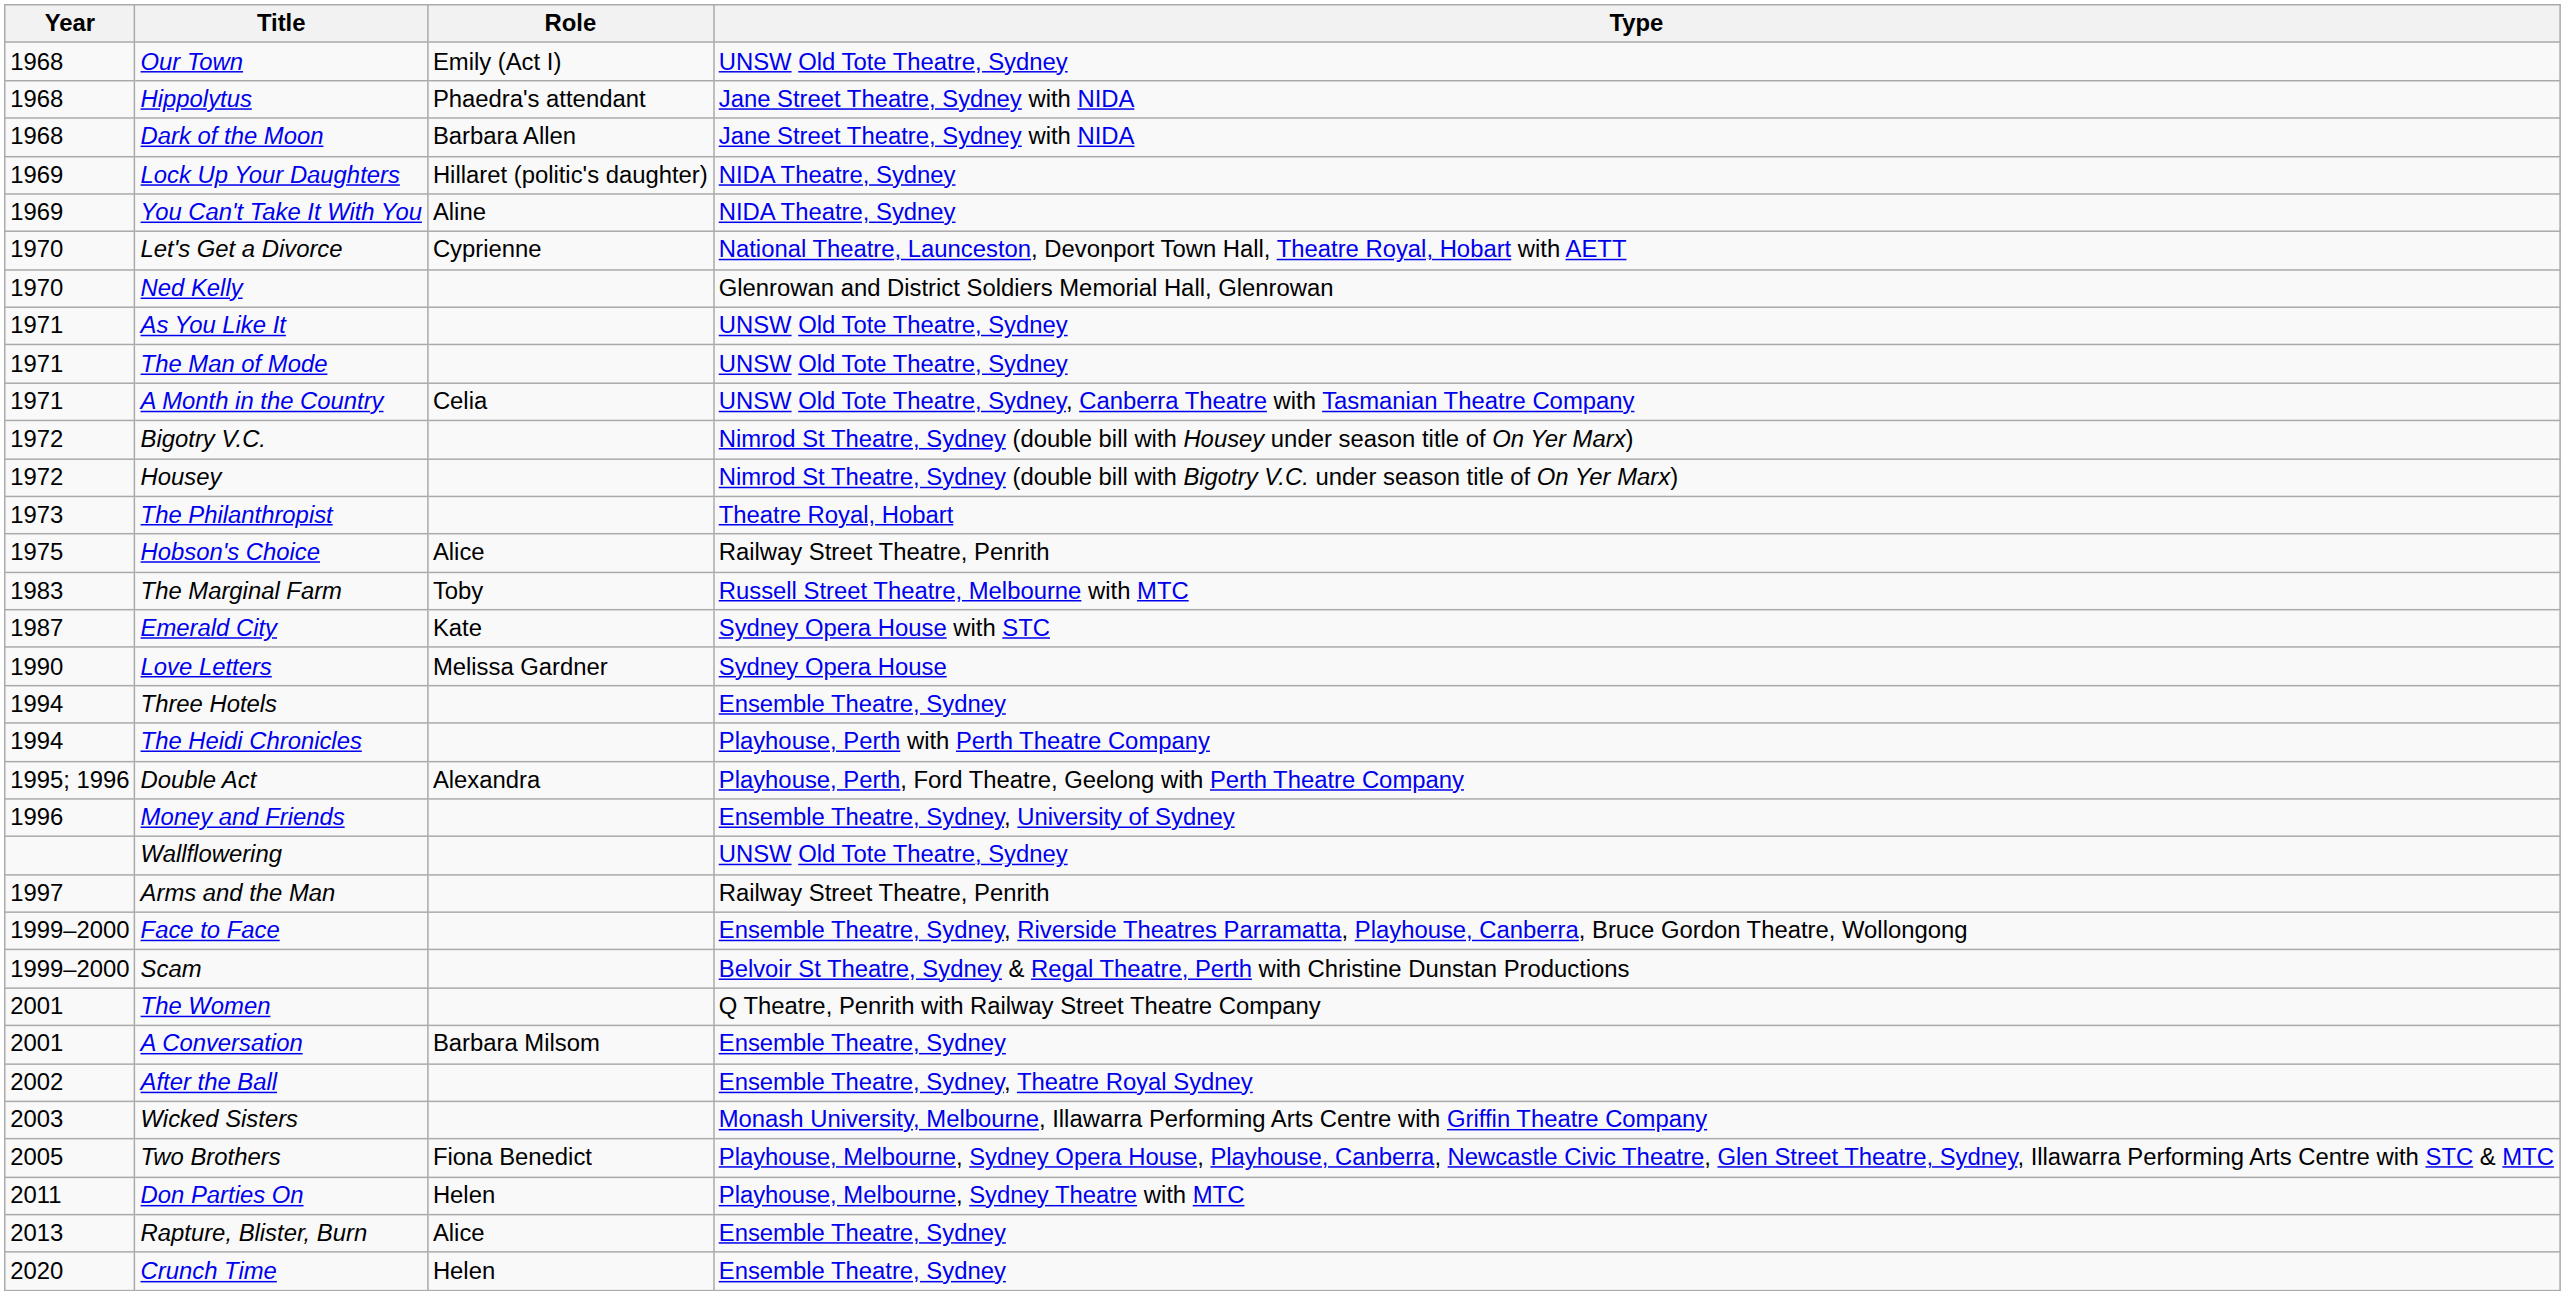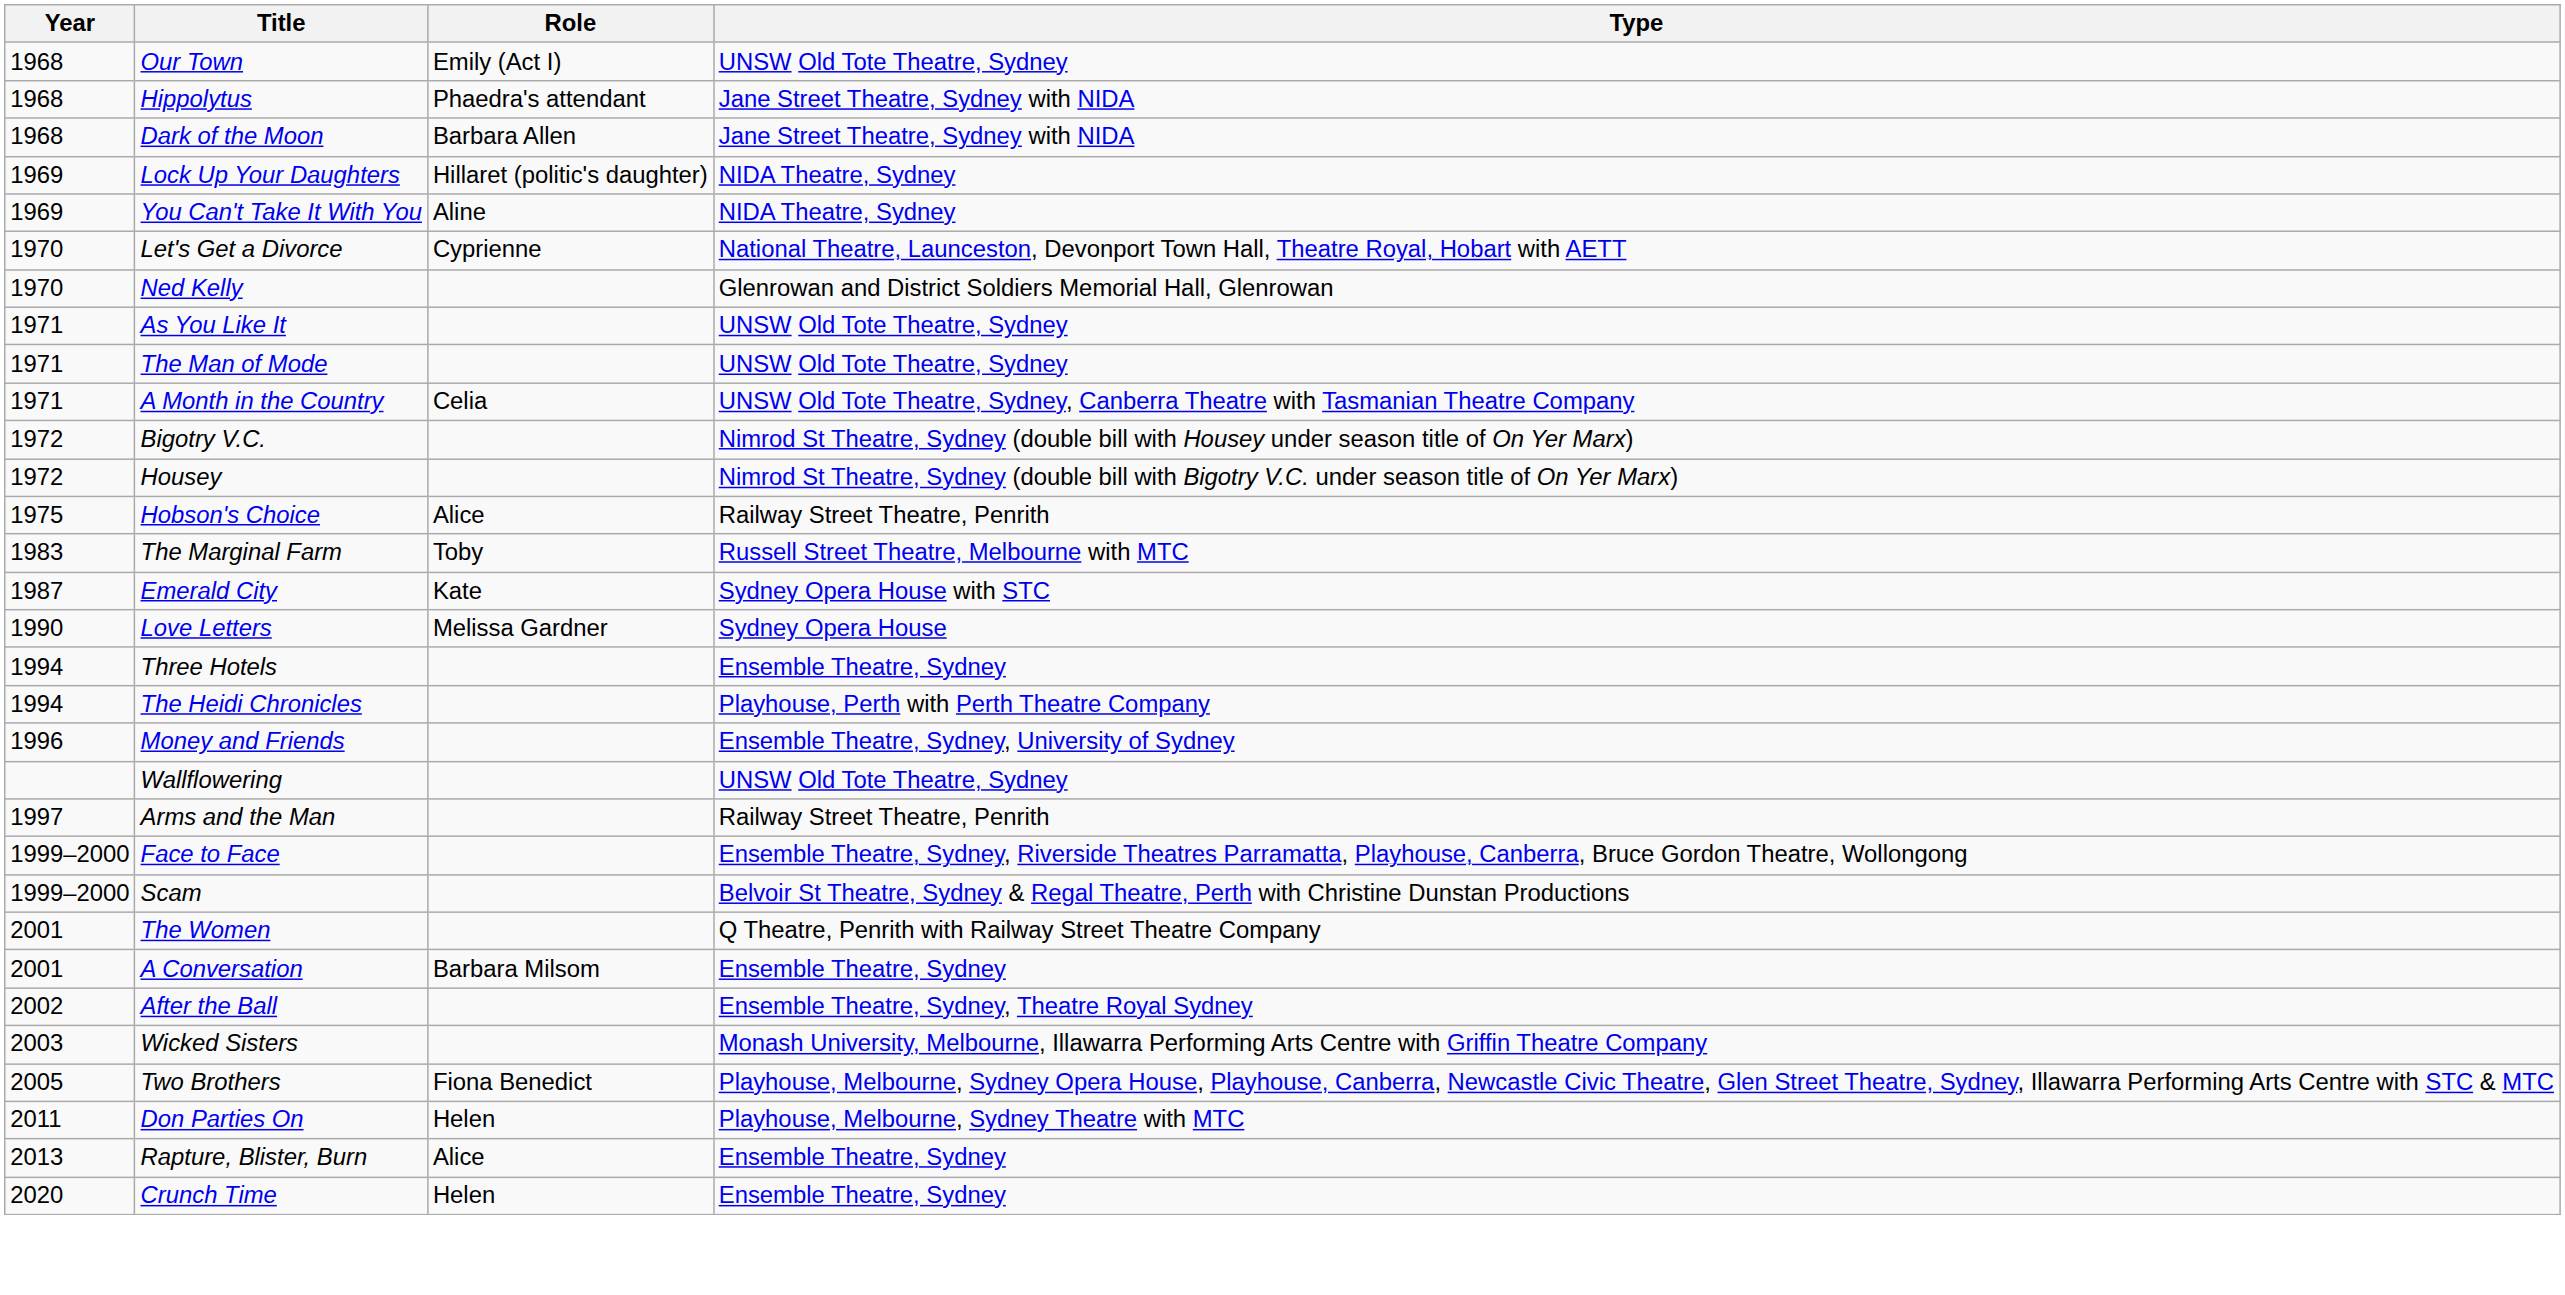- row: (237, 514)
- row: (198, 779)
